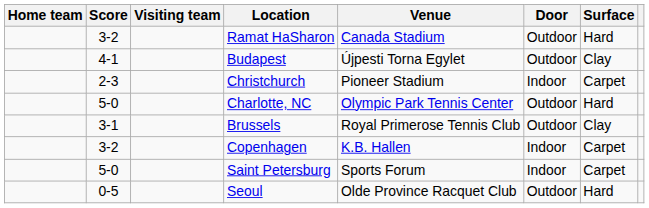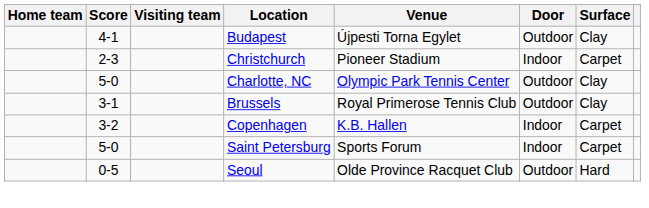- row: (281, 37)
(598, 103) Hard -> (593, 81) Clay
